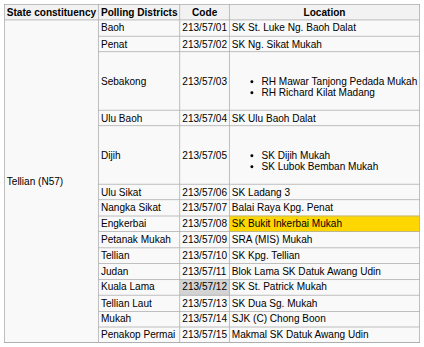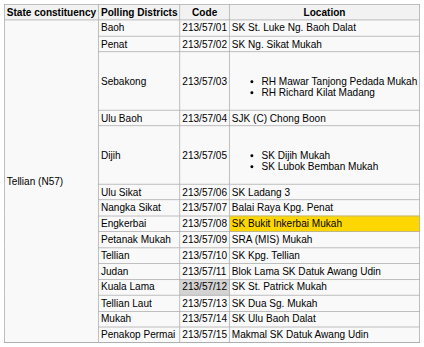(274, 118) SK Ulu Baoh Dalat -> (279, 118) SJK (C) Chong Boon
(279, 319) SJK (C) Chong Boon -> (274, 319) SK Ulu Baoh Dalat
